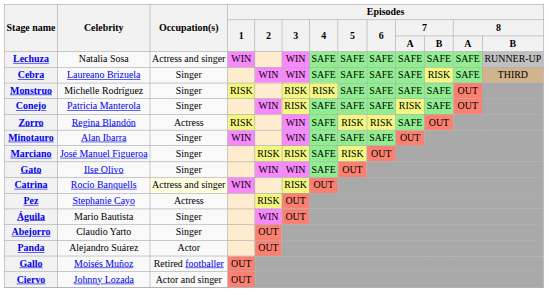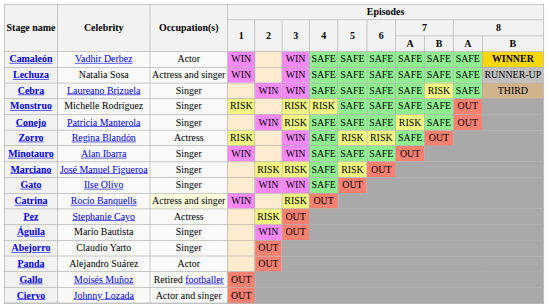+ row: (31, 59)
